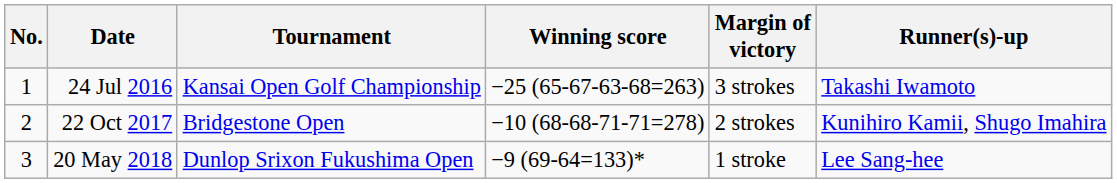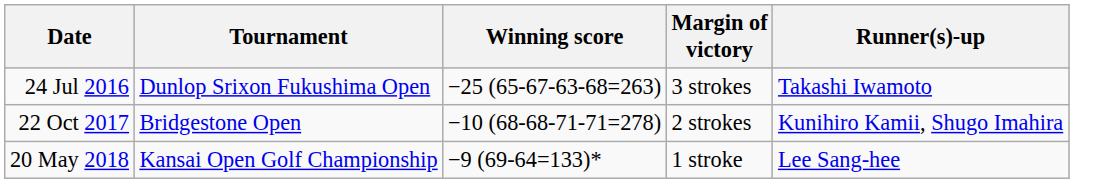- column: (26, 36)
(332, 86) Kansai Open Golf Championship -> (285, 86) Dunlop Srixon Fukushima Open
(328, 160) Dunlop Srixon Fukushima Open -> (289, 160) Kansai Open Golf Championship
